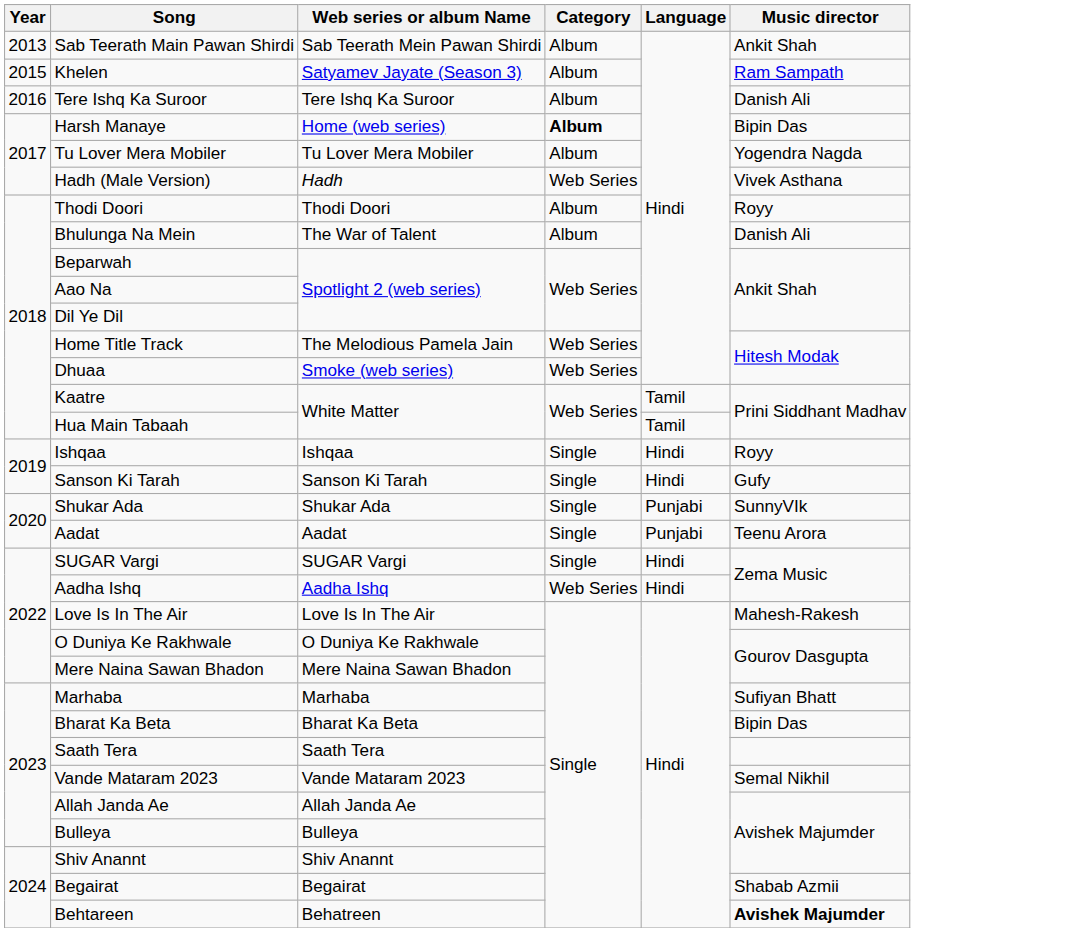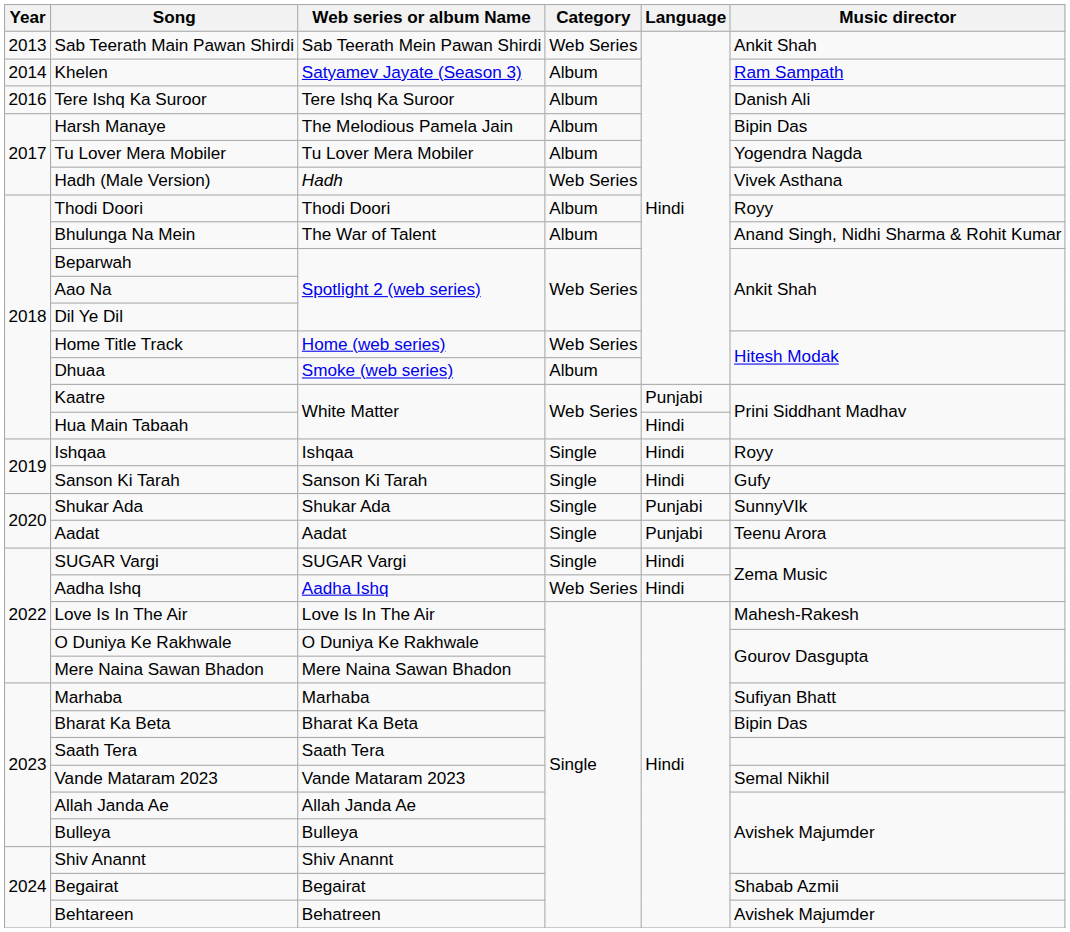(574, 45) Album -> (593, 45) Web Series
(28, 72) 2015 -> (28, 72) 2014
(374, 126) Home (web series) -> (407, 126) The Melodious Pamela Jain
(576, 126) bold -> (574, 126) normal
(772, 235) Danish Ali -> (898, 235) Anand Singh, Nidhi Sharma & Rohit Kumar
(407, 343) The Melodious Pamela Jain -> (374, 343) Home (web series)
(593, 371) Web Series -> (574, 371) Album
(665, 398) Tamil -> (674, 398) Punjabi
(665, 425) Tamil -> (665, 425) Hindi
(809, 914) bold -> (804, 914) normal
